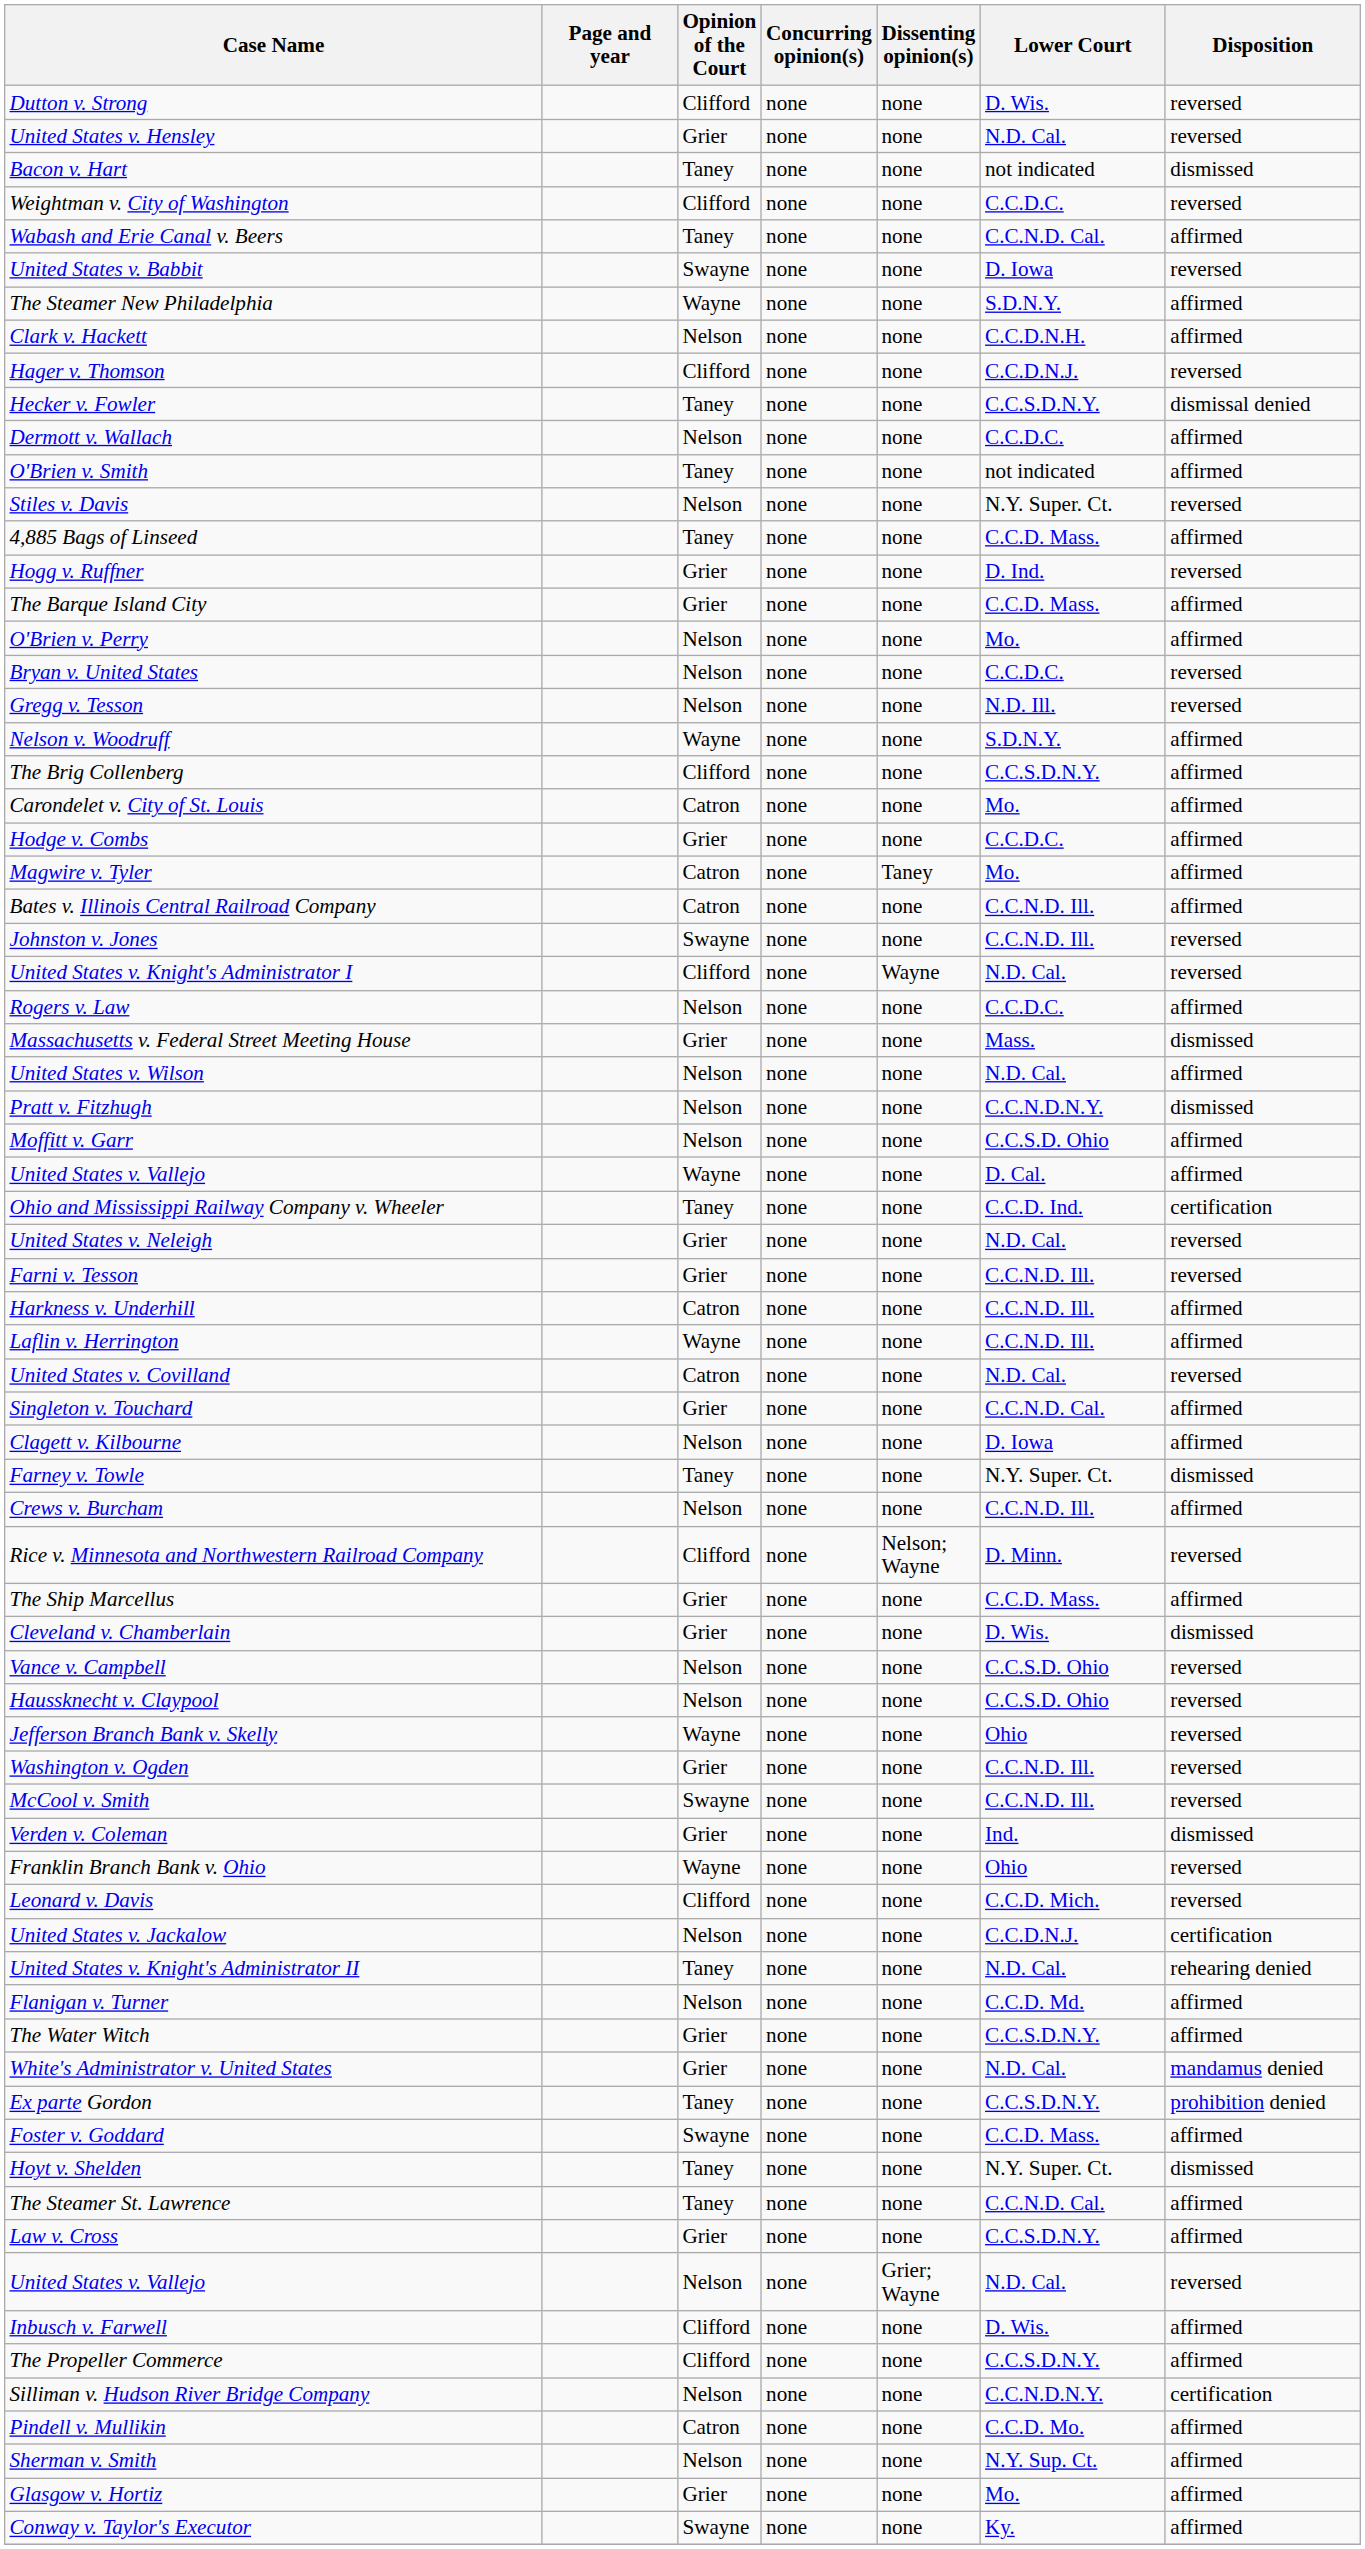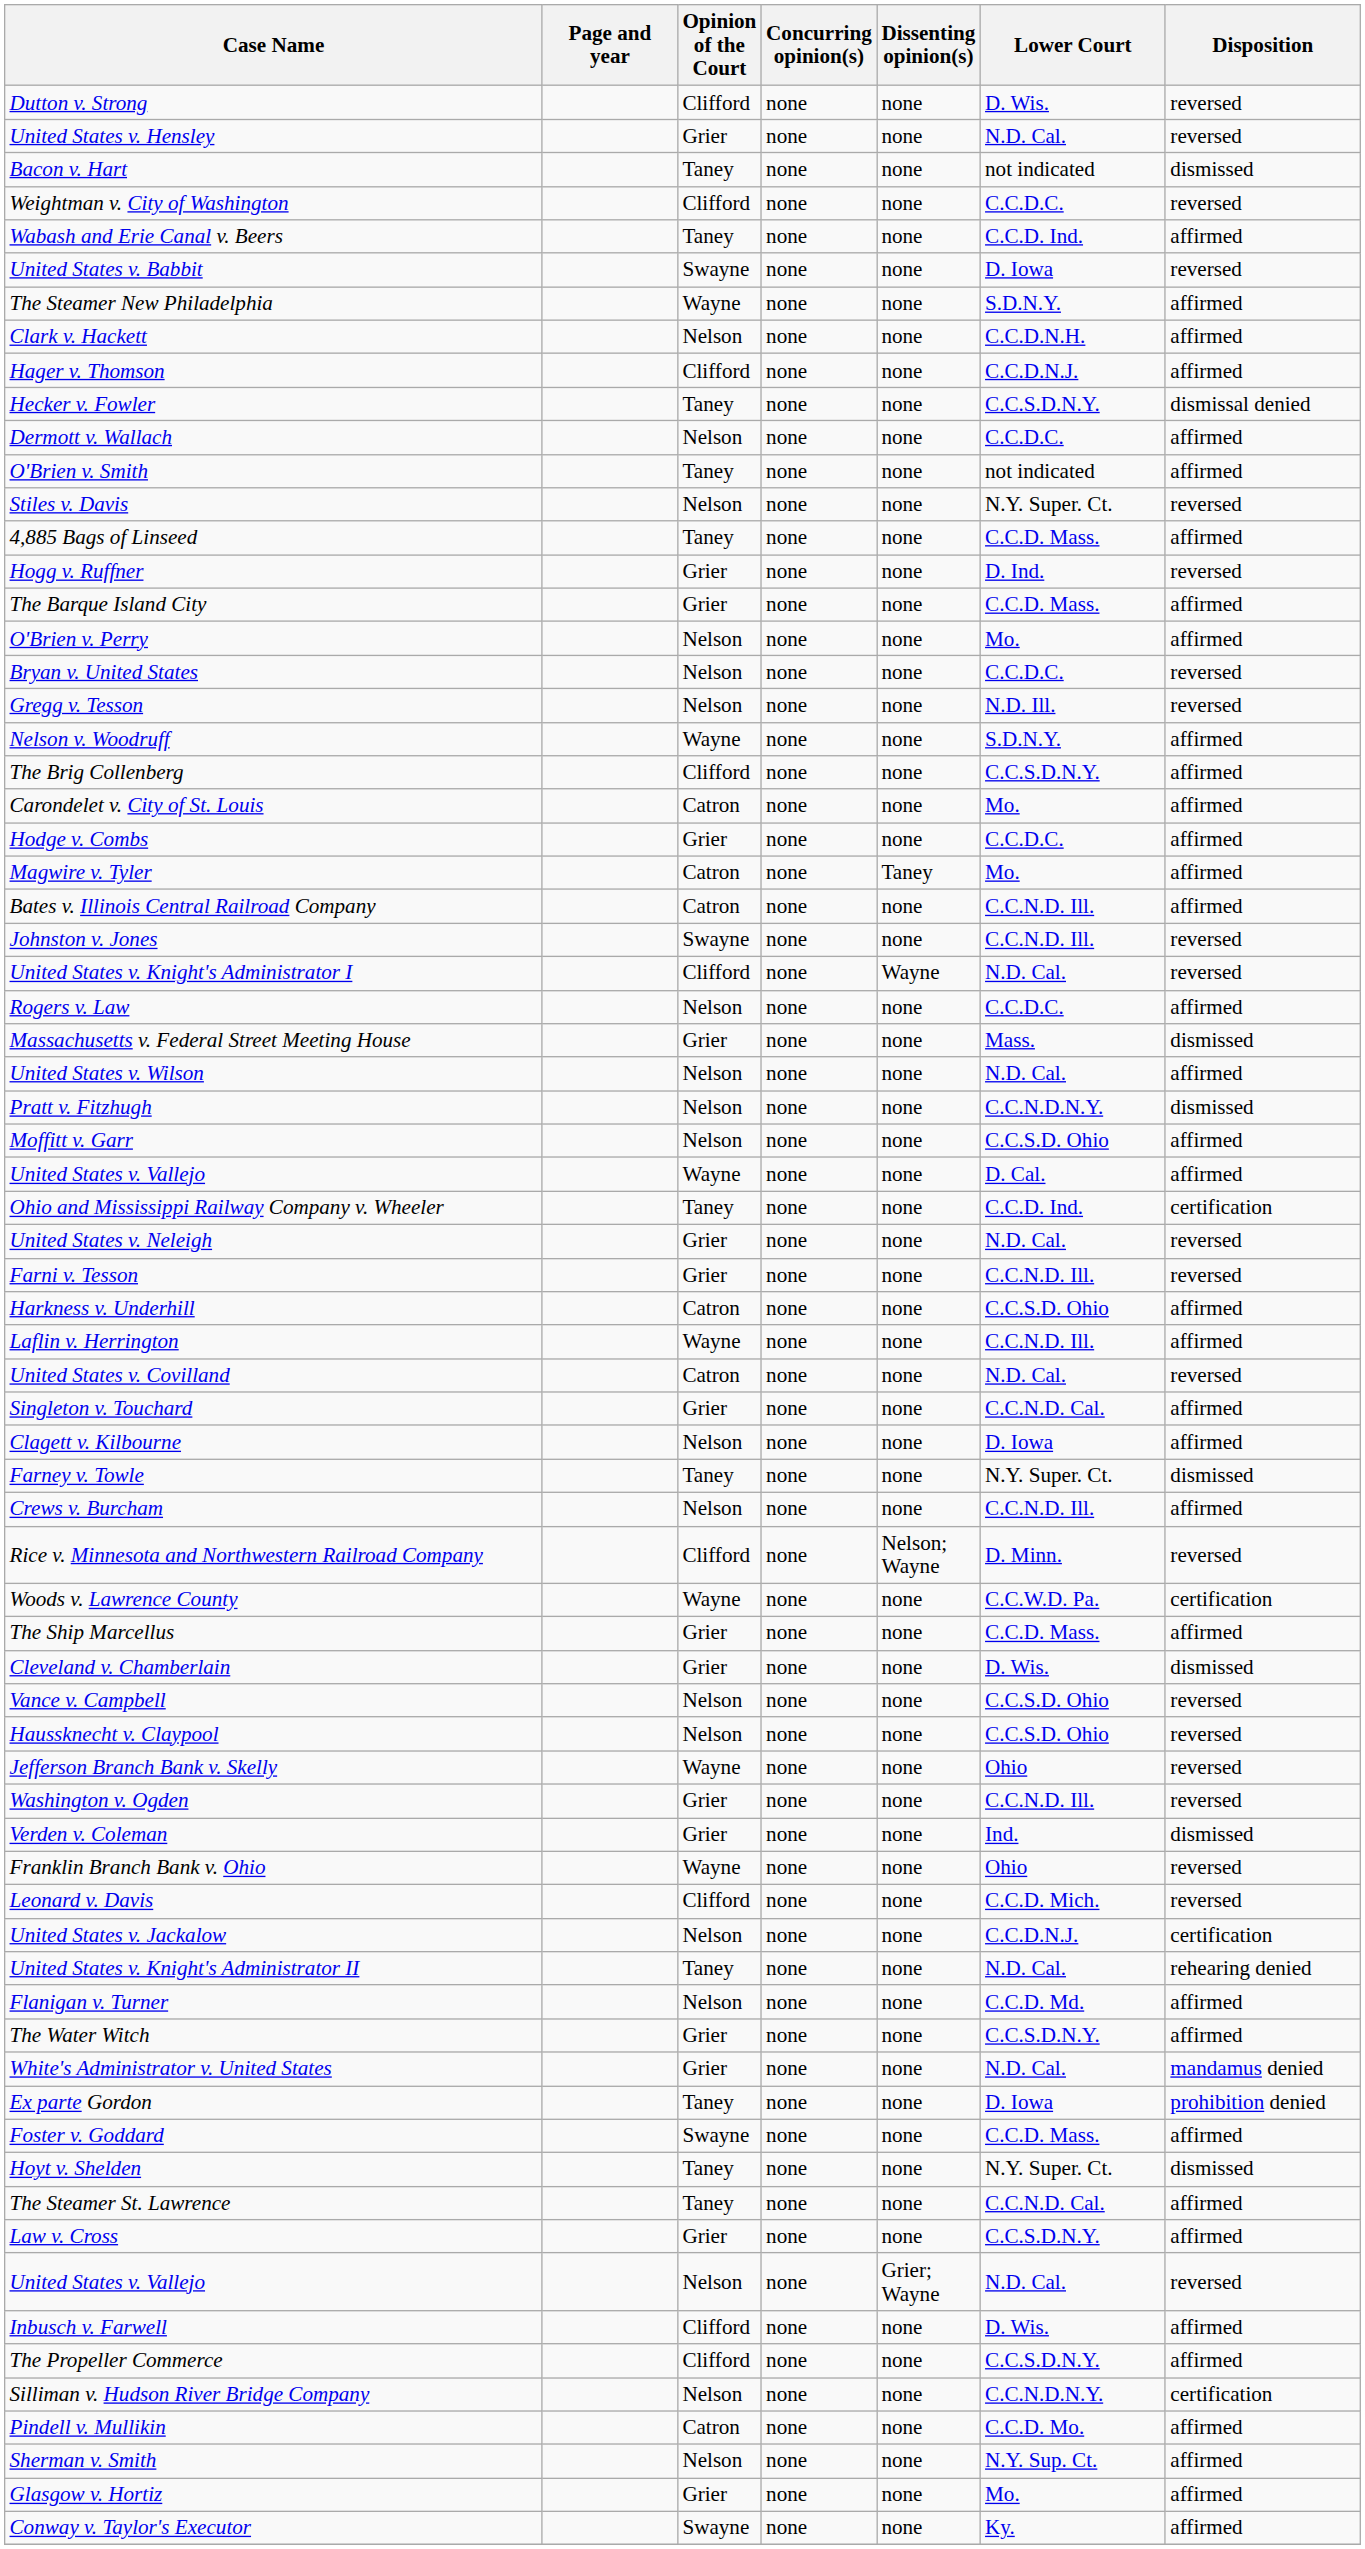(1045, 236) C.C.N.D. Cal. -> (1034, 236) C.C.D. Ind.
(1206, 370) reversed -> (1207, 370) affirmed
(1040, 1308) C.C.N.D. Ill. -> (1047, 1308) C.C.S.D. Ohio
+ row: (124, 1599)
- row: (79, 1800)
(1042, 2102) C.C.S.D.N.Y. -> (1019, 2102) D. Iowa
